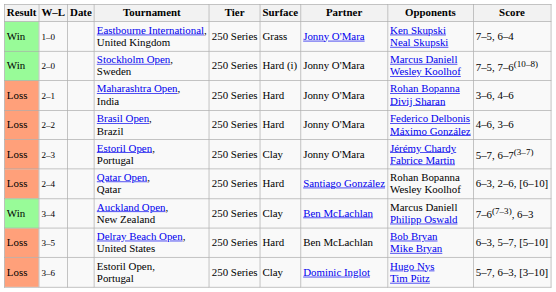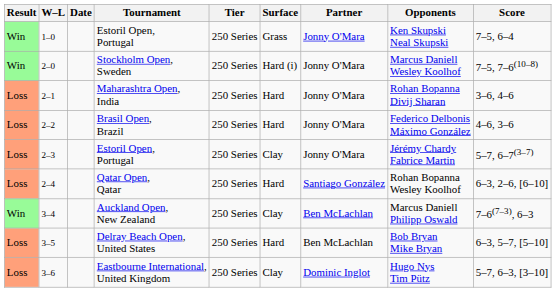(152, 36) Eastbourne International, United Kingdom -> (126, 36) Estoril Open, Portugal
(126, 272) Estoril Open, Portugal -> (152, 272) Eastbourne International, United Kingdom
